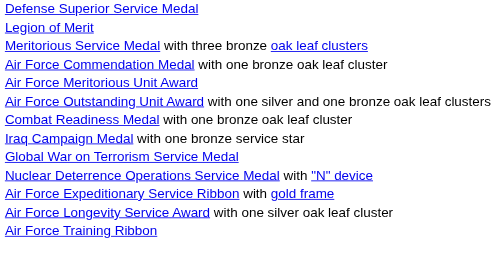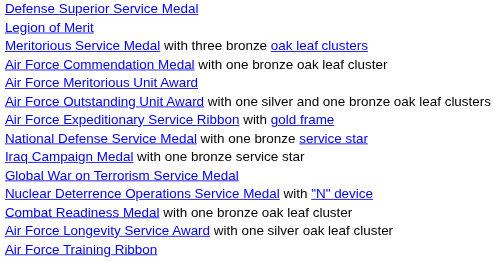rows swapped: (179, 120) <-> (170, 193)
+ row: (186, 138)
